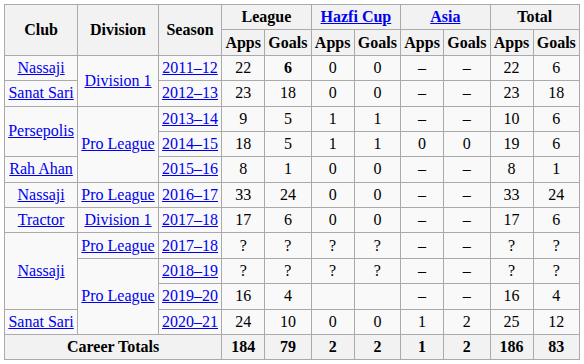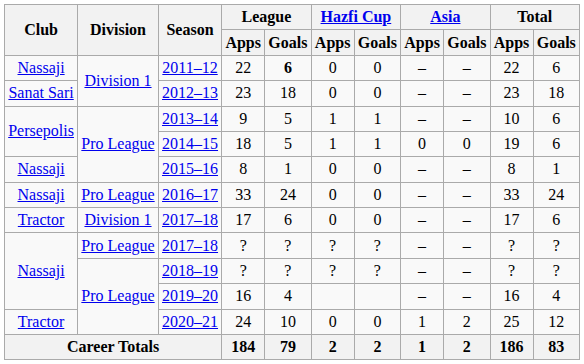(41, 169) Rah Ahan -> (41, 169) Nassaji
(41, 321) Sanat Sari -> (41, 321) Tractor
